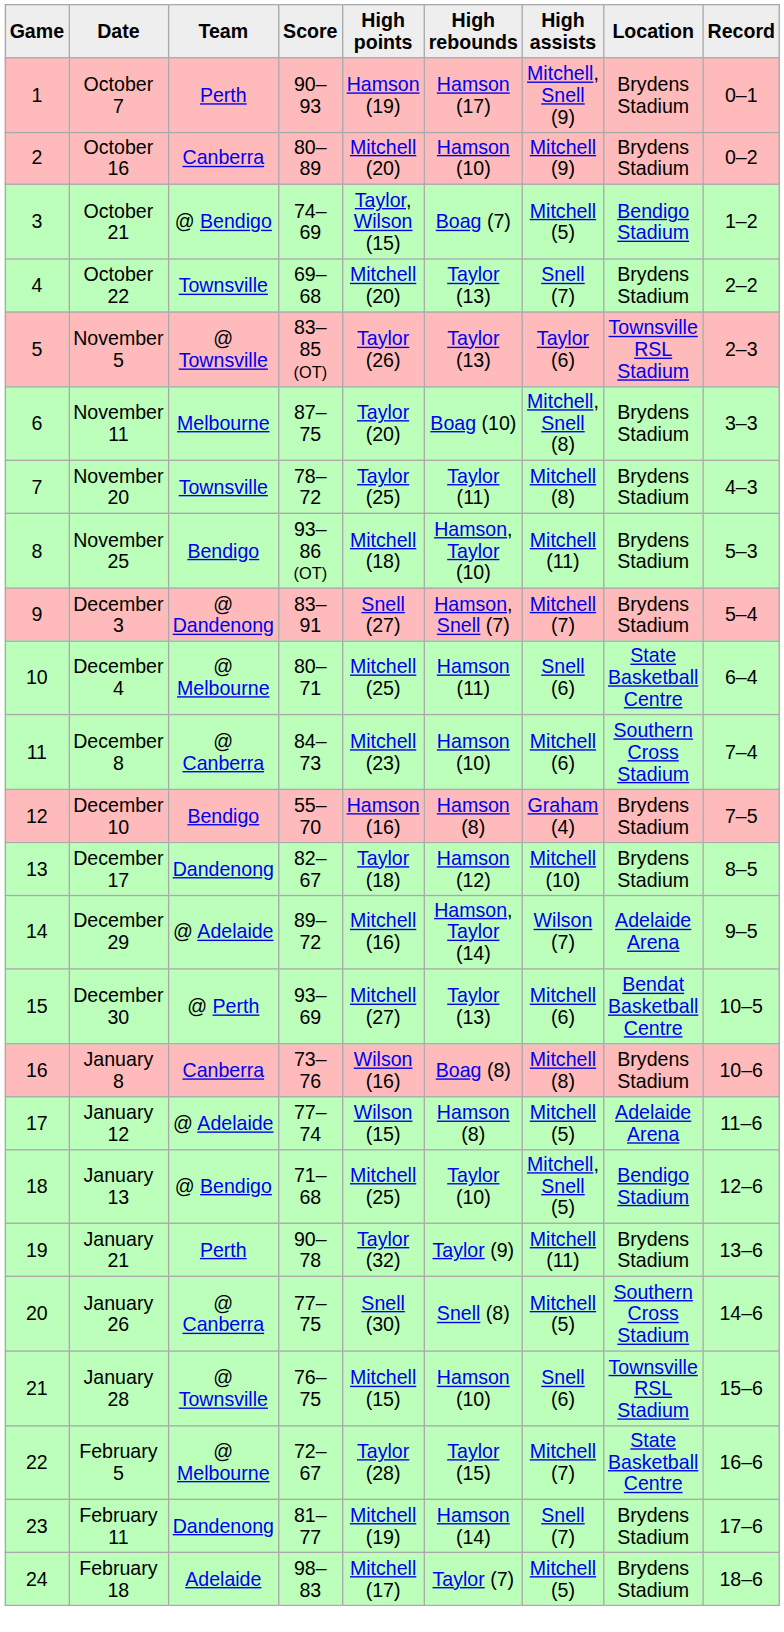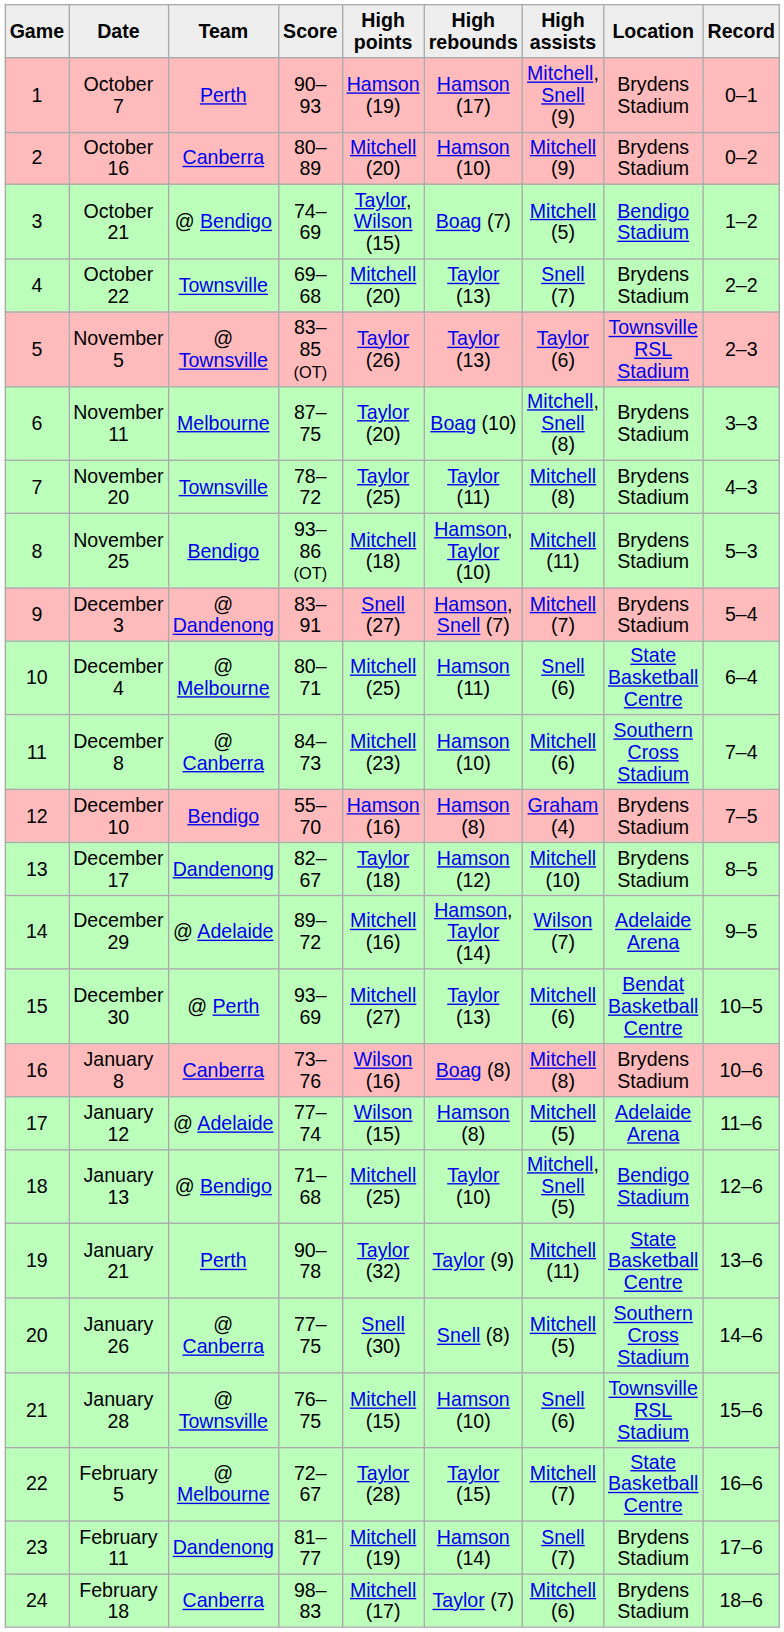(653, 1250) Brydens Stadium -> (653, 1261) State Basketball Centre
(223, 1579) Adelaide -> (223, 1601) Canberra
(563, 1579) Mitchell (5) -> (563, 1601) Mitchell (6)
